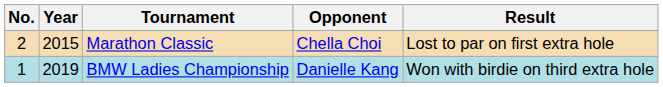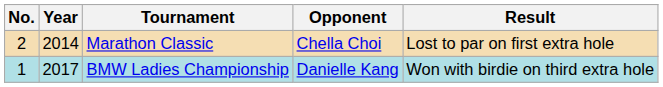(61, 44) 2015 -> (61, 44) 2014
(61, 70) 2019 -> (61, 70) 2017
